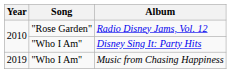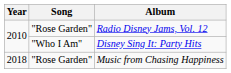(17, 60) 2019 -> (17, 60) 2018
(57, 60) "Who I Am" -> (62, 60) "Rose Garden"
